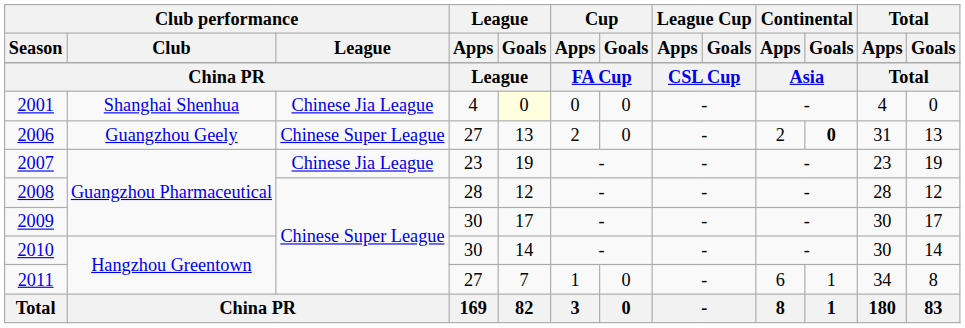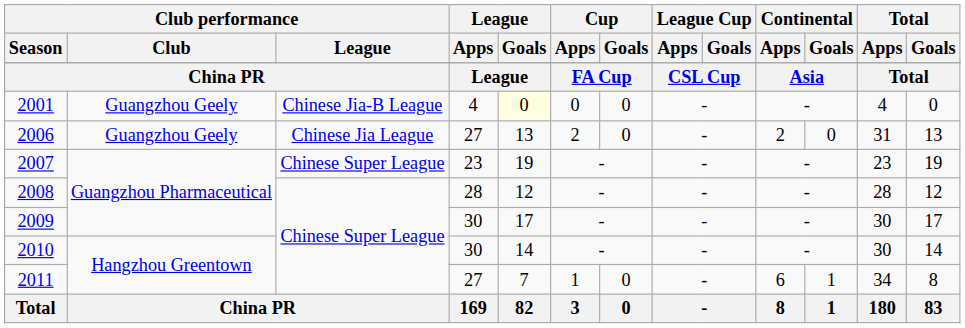(171, 105) Shanghai Shenhua -> (171, 105) Guangzhou Geely
(362, 105) Chinese Jia League -> (362, 105) Chinese Jia-B League
(362, 134) Chinese Super League -> (362, 134) Chinese Jia League
(831, 134) bold -> (831, 134) normal
(362, 163) Chinese Jia League -> (362, 163) Chinese Super League
